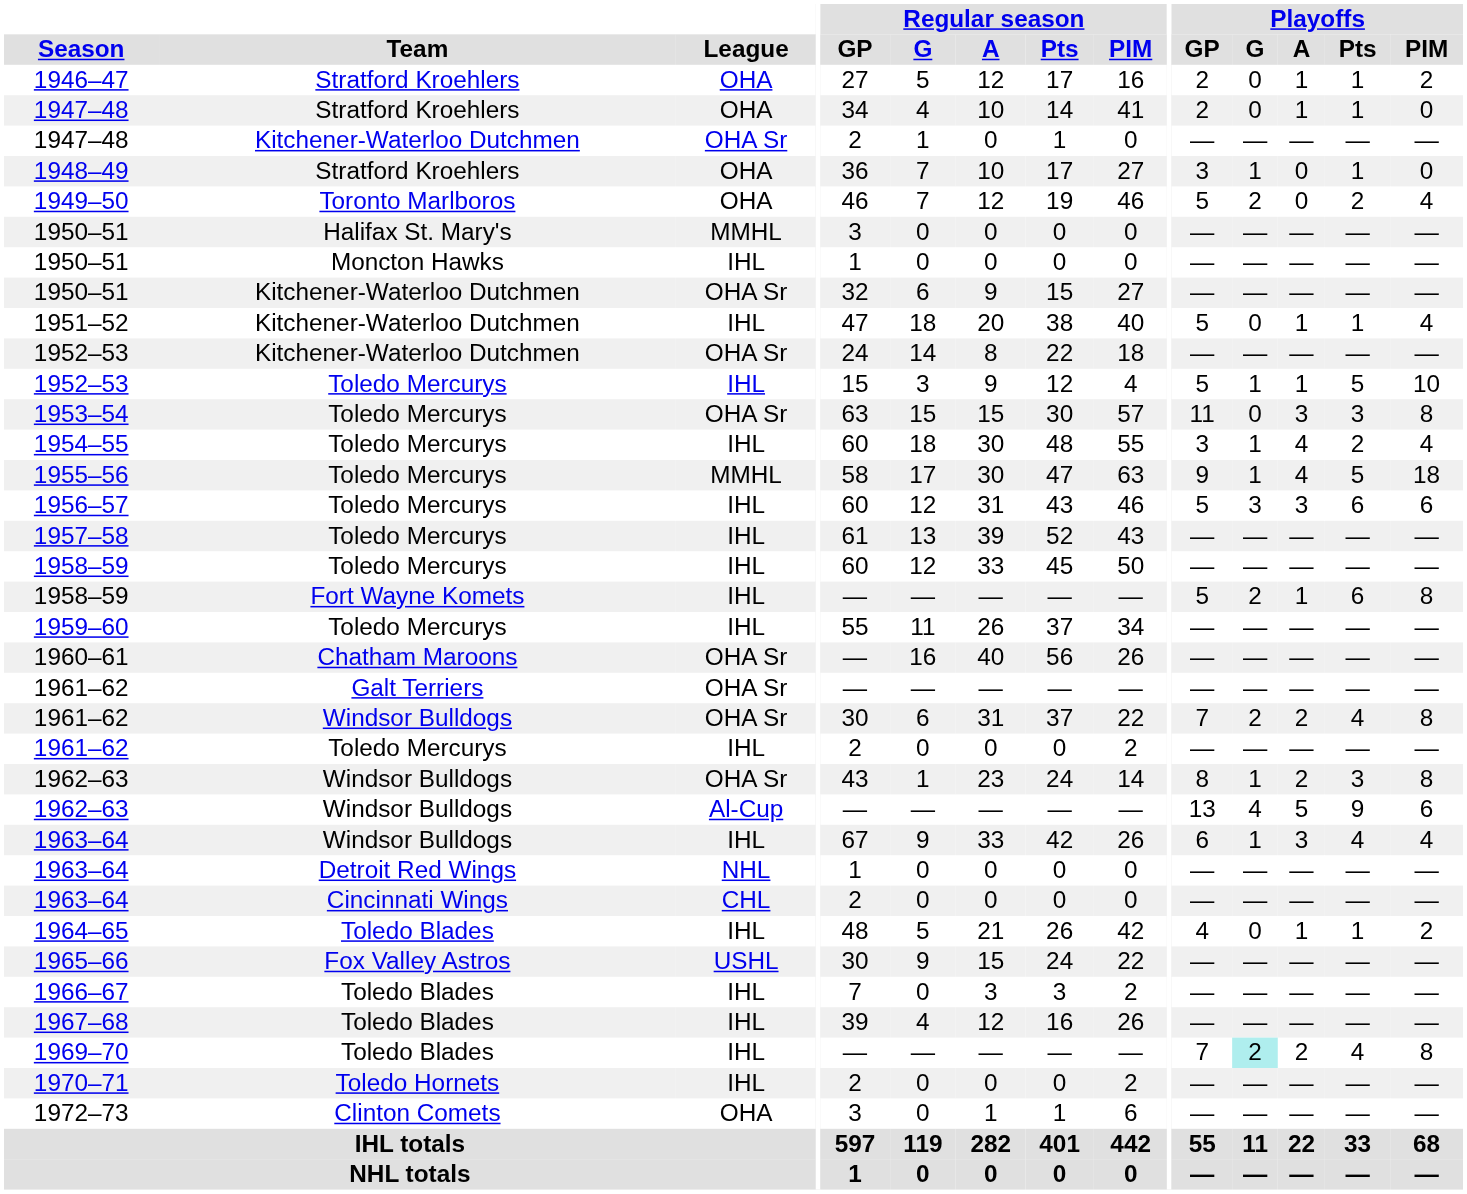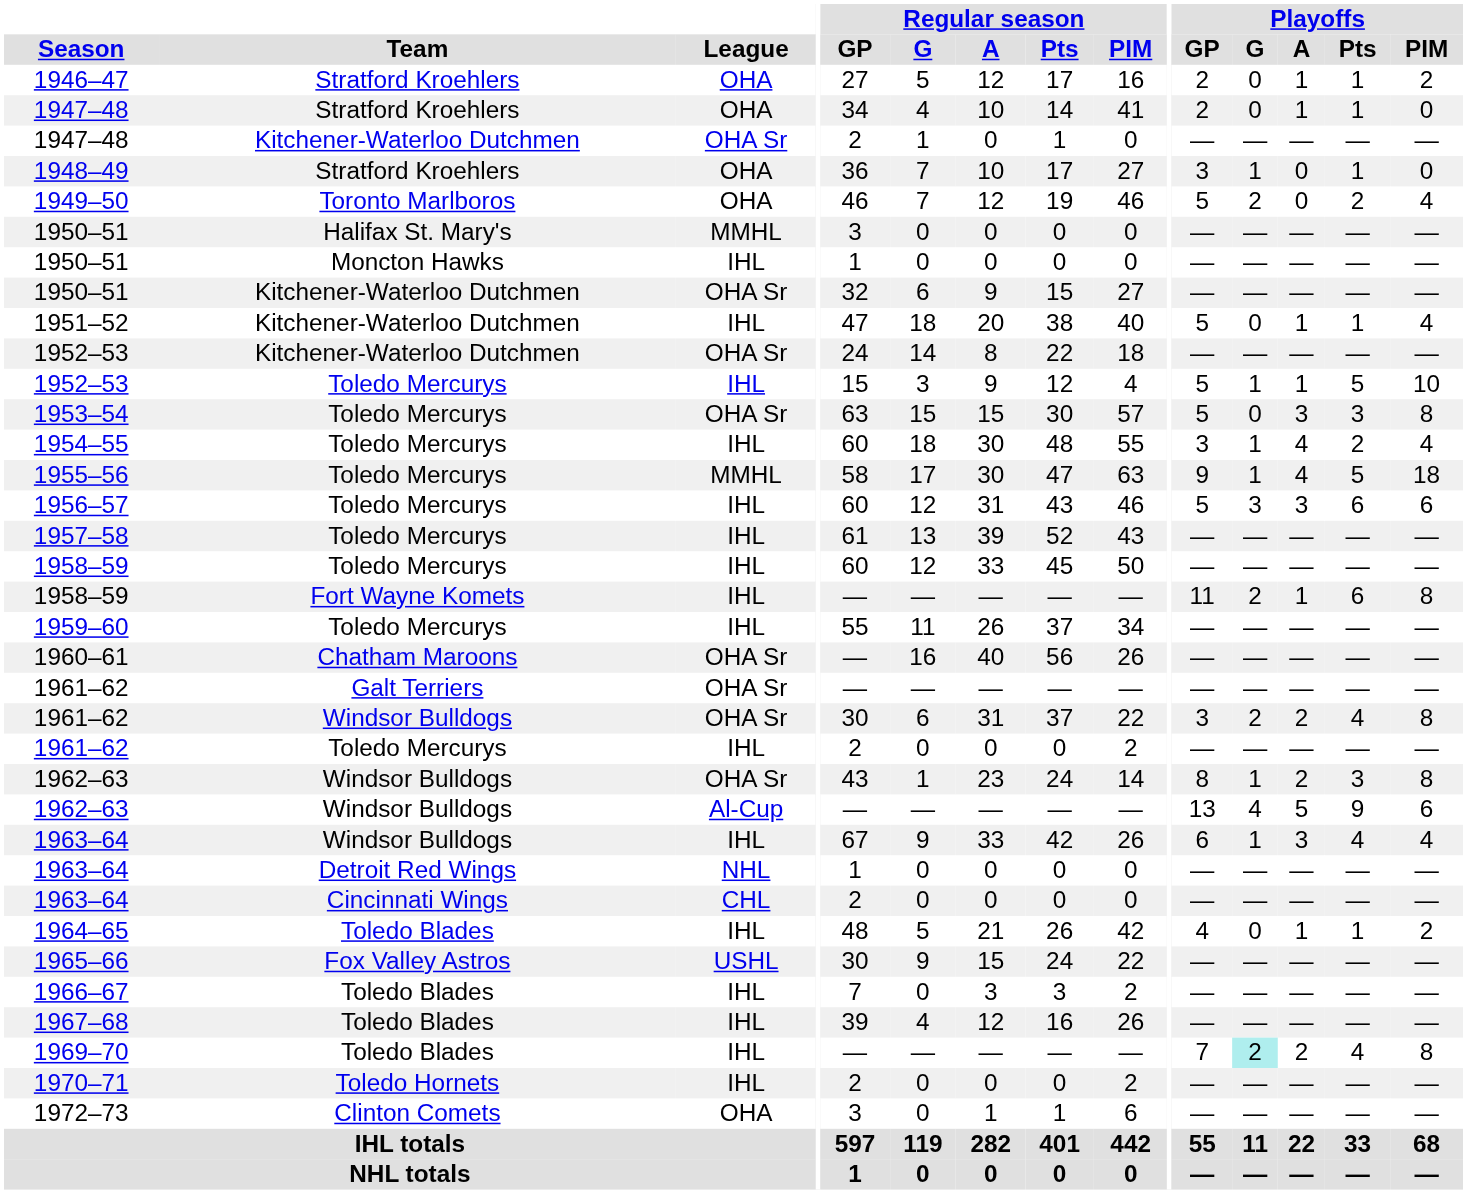(1202, 414) 11 -> (1202, 414) 5
(1202, 596) 5 -> (1202, 596) 11
(1202, 718) 7 -> (1202, 718) 3
